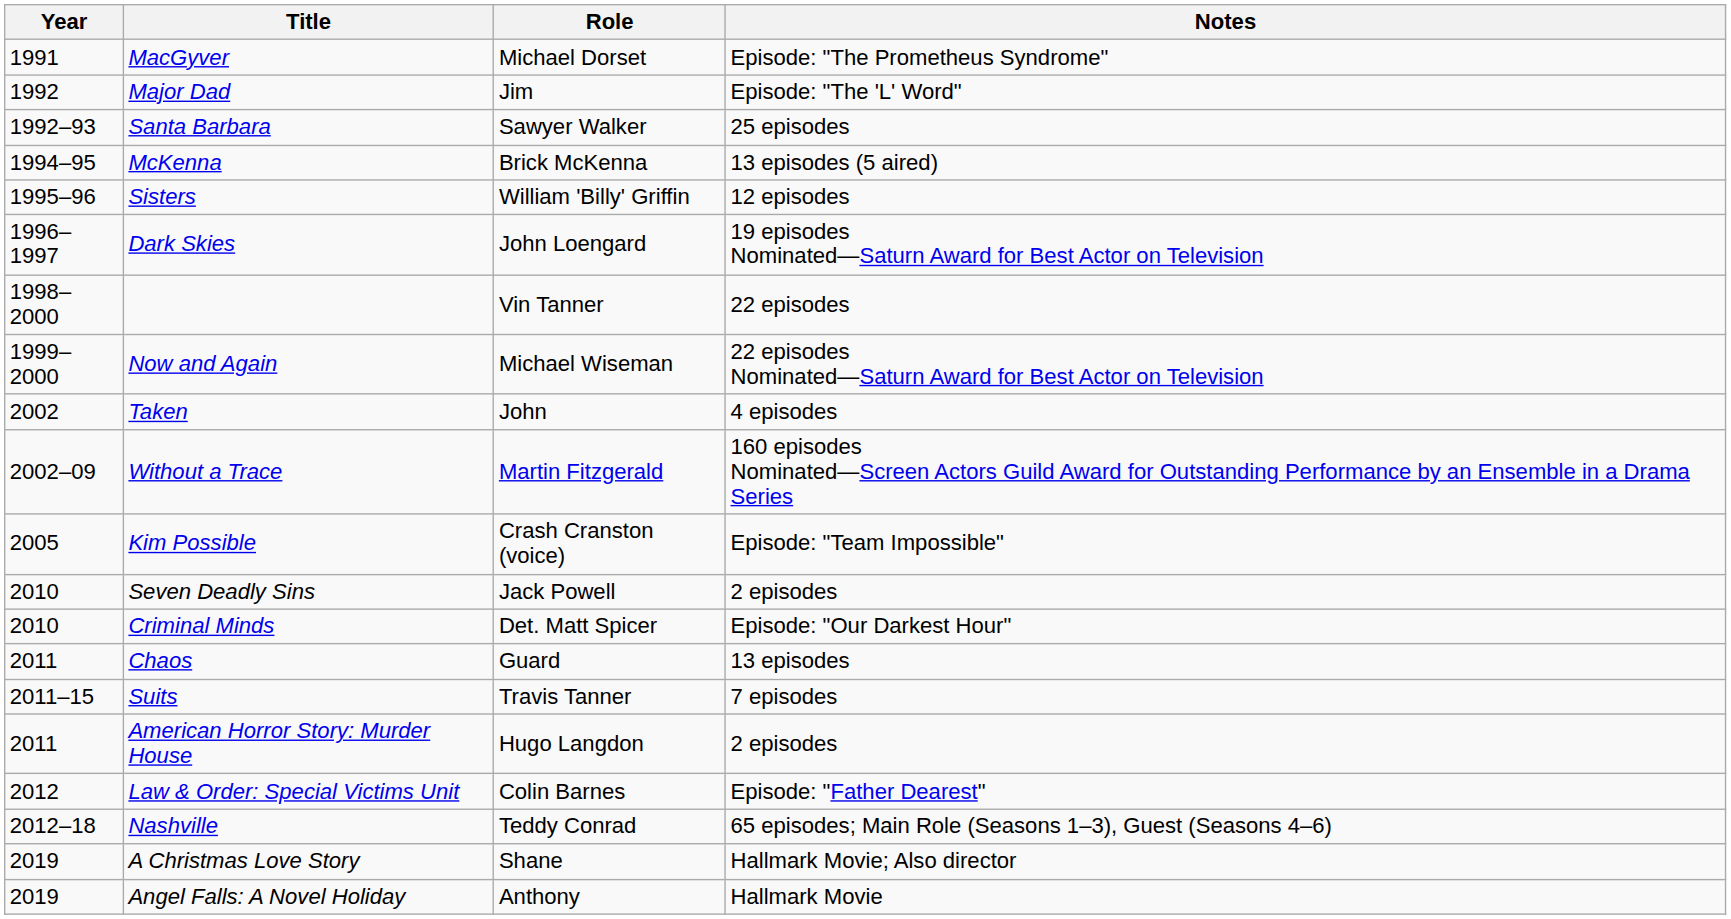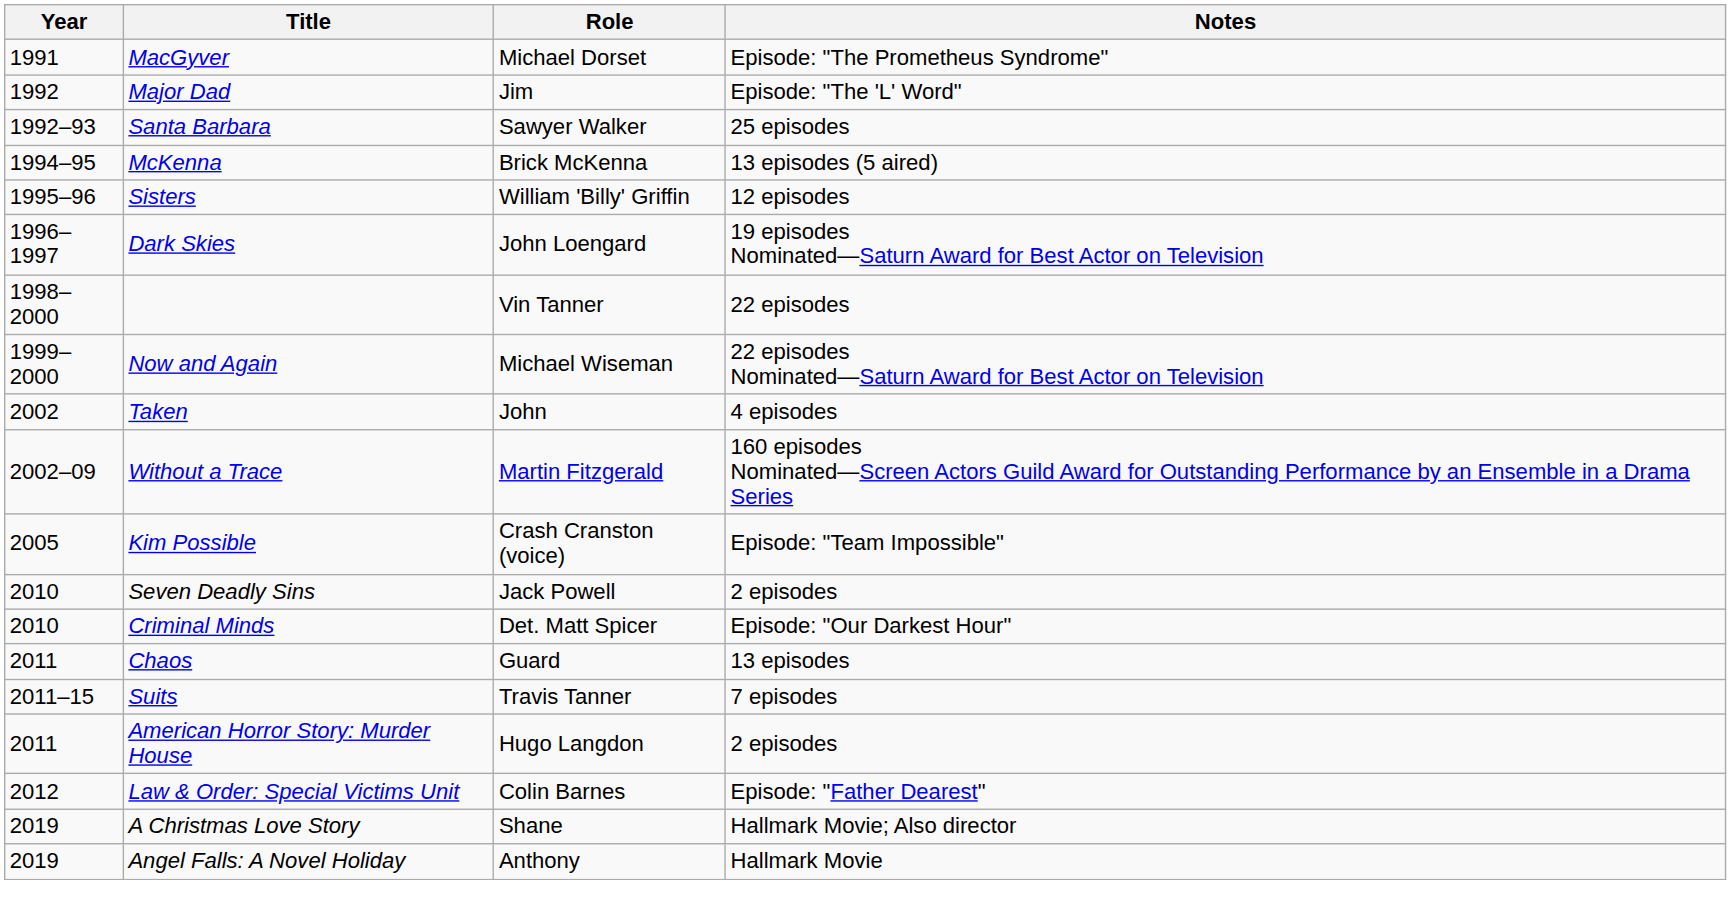- row: (173, 826)
